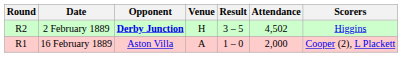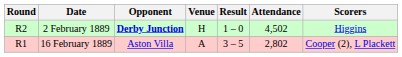(233, 28) 3 – 5 -> (233, 28) 1 – 0
(233, 44) 1 – 0 -> (233, 44) 3 – 5
(276, 44) 2,000 -> (276, 44) 2,802
